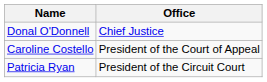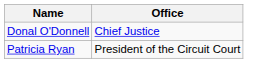- row: (50, 49)
